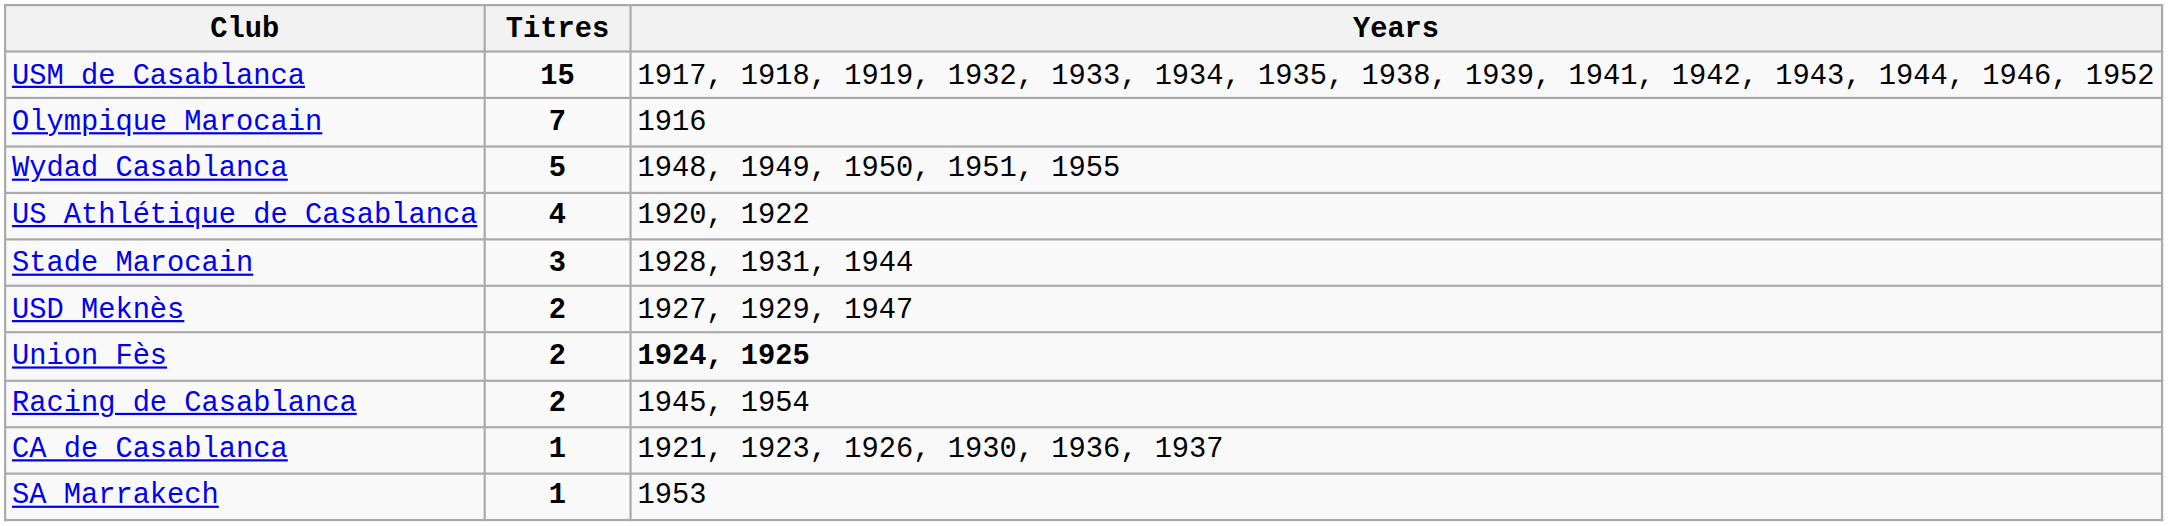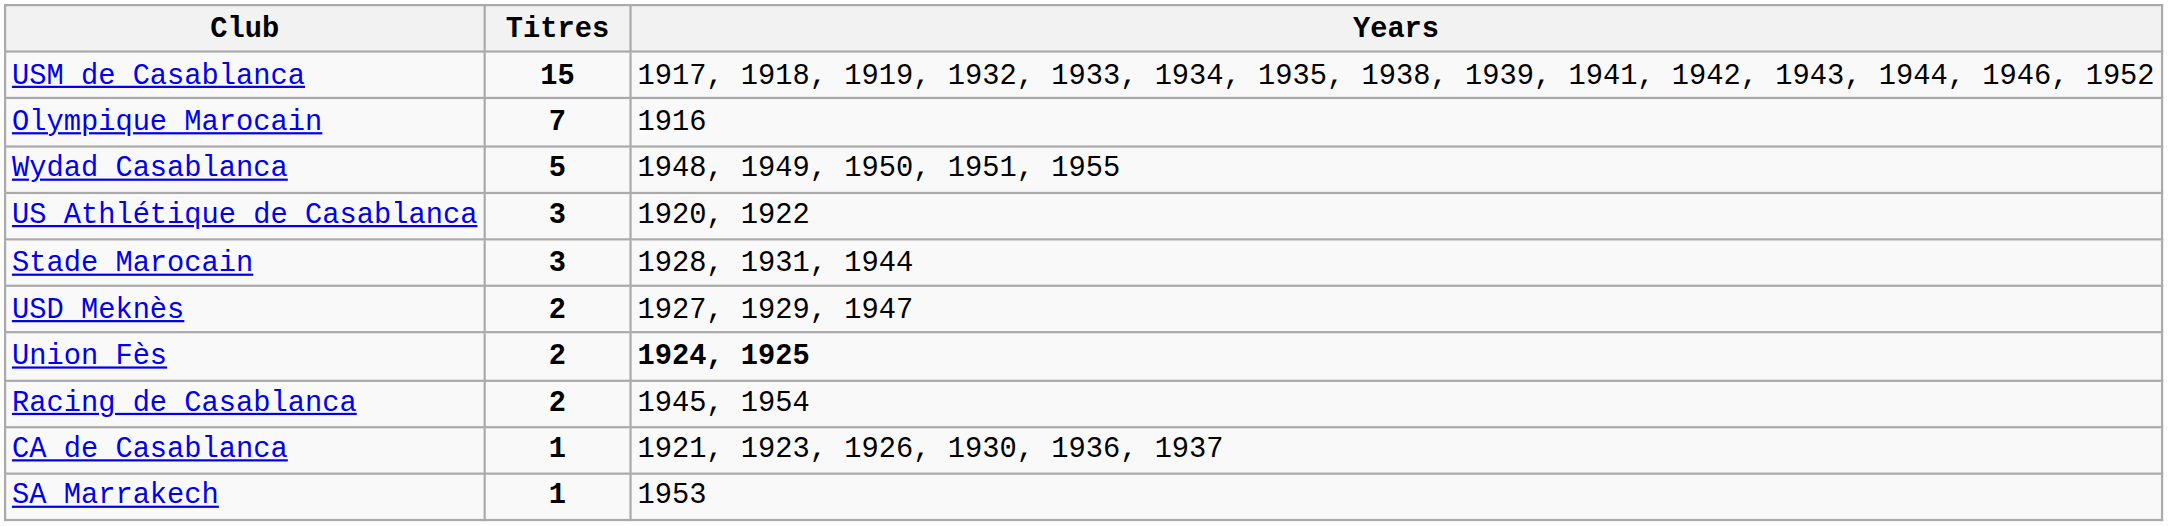(557, 216) 4 -> (557, 216) 3
